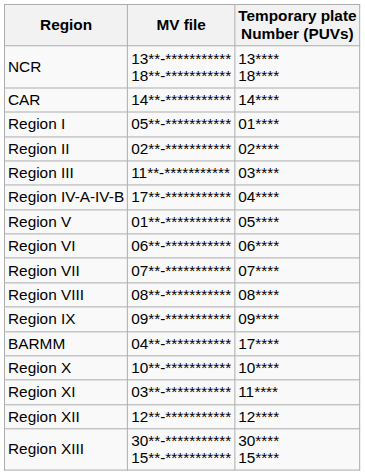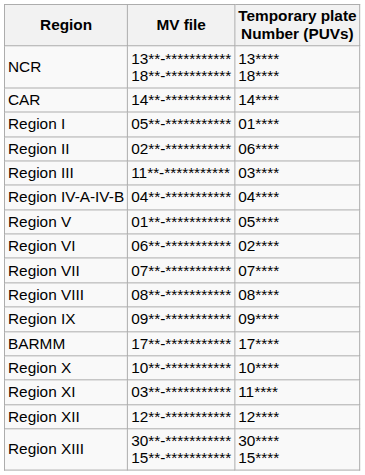(259, 148) 02**** -> (259, 148) 06****
(181, 197) 17**-*********** -> (181, 197) 04**-***********
(259, 246) 06**** -> (259, 246) 02****
(181, 343) 04**-*********** -> (181, 343) 17**-***********
